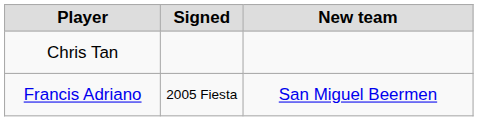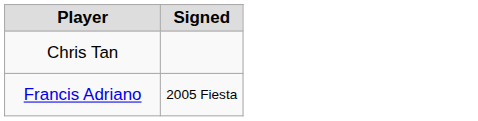- column: (358, 17)
